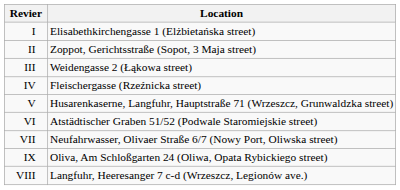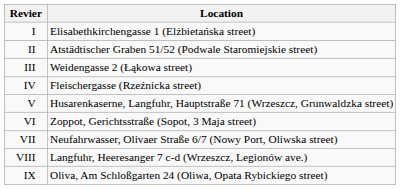(153, 49) Zoppot, Gerichtsstraße (Sopot, 3 Maja street) -> (184, 49) Atstädtischer Graben 51/52 (Podwale Staromiejskie street)
(184, 121) Atstädtischer Graben 51/52 (Podwale Staromiejskie street) -> (153, 121) Zoppot, Gerichtsstraße (Sopot, 3 Maja street)
rows swapped: (26, 175) <-> (30, 157)
